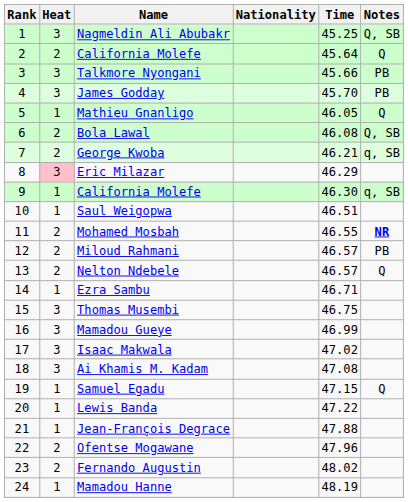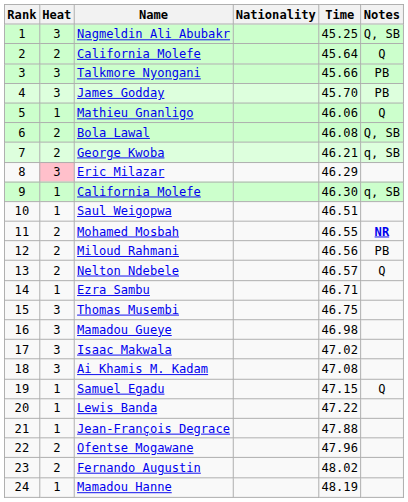(340, 113) 46.05 -> (340, 113) 46.06
(340, 251) 46.57 -> (340, 251) 46.56
(340, 330) 46.99 -> (340, 330) 46.98
